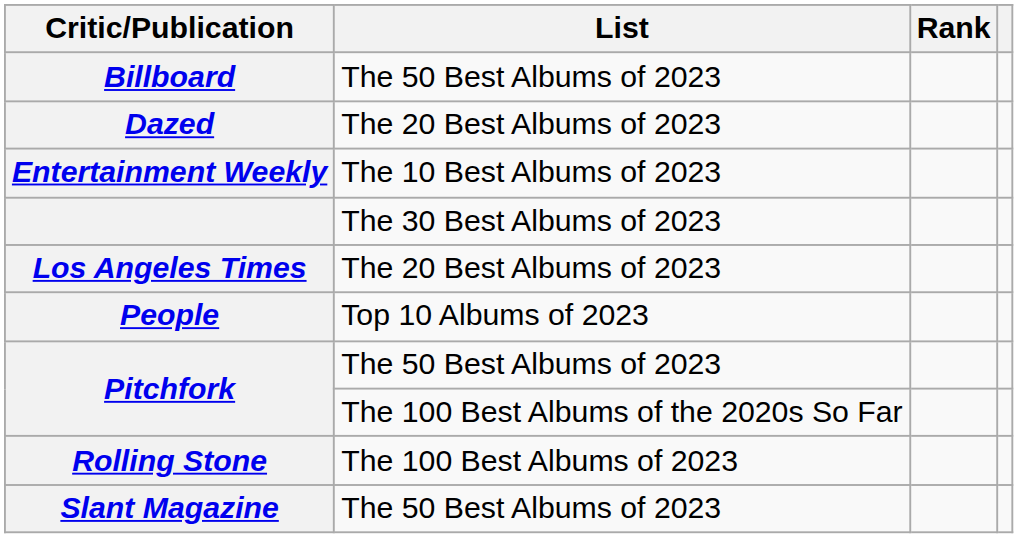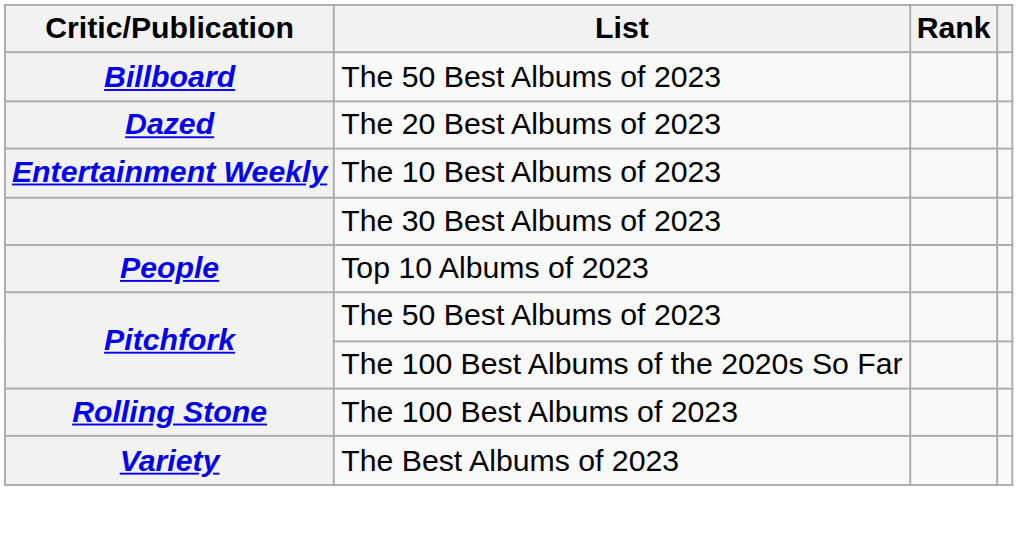- row: (170, 268)
- row: (170, 508)
+ row: (170, 460)
